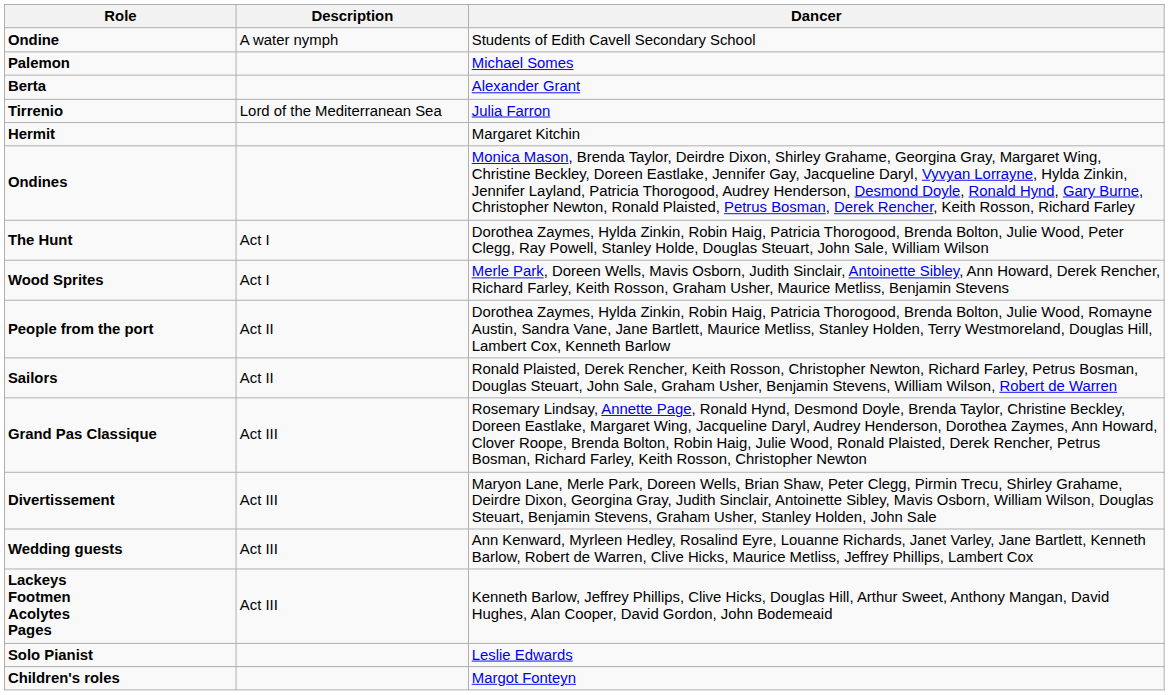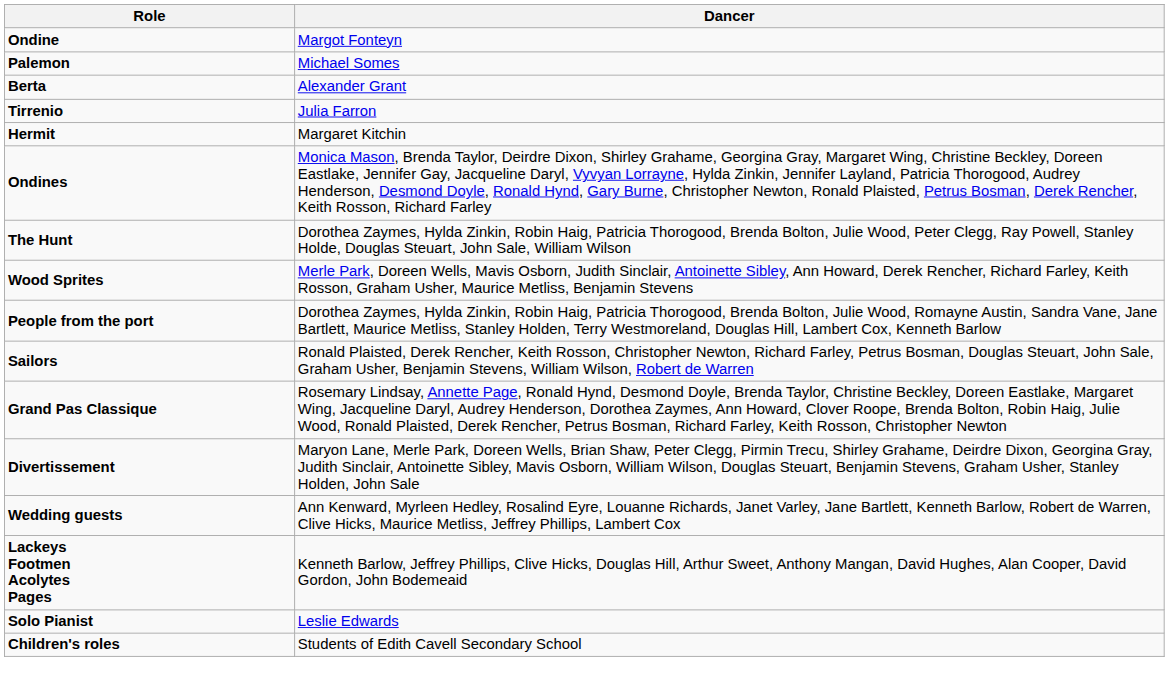- column: (352, 16)
(614, 39) Students of Edith Cavell Secondary School -> (350, 39) Margot Fonteyn
(524, 678) Margot Fonteyn -> (440, 644) Students of Edith Cavell Secondary School
